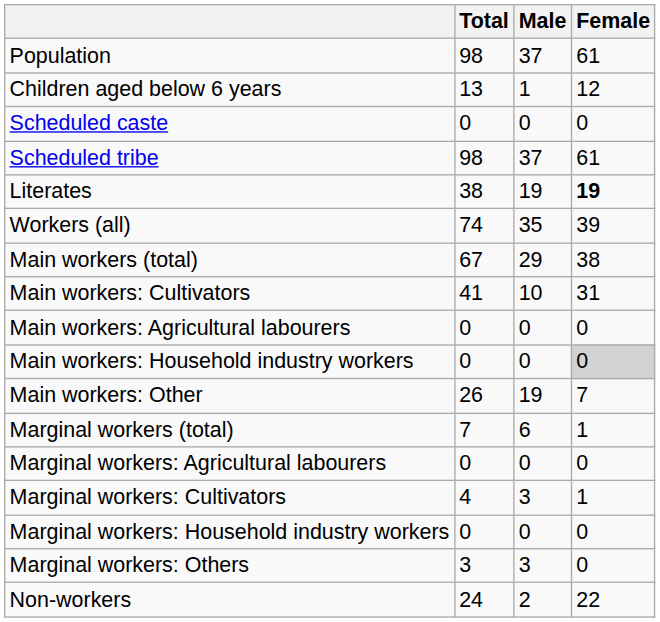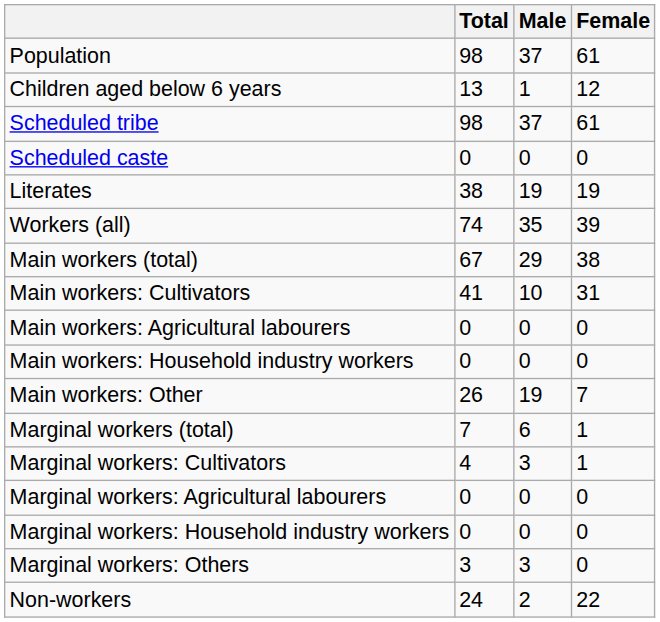rows swapped: (89, 123) <-> (84, 157)
(588, 191) bold -> (588, 191) normal
(582, 361) lightgrey background -> (582, 361) no background
rows swapped: (148, 497) <-> (198, 463)
